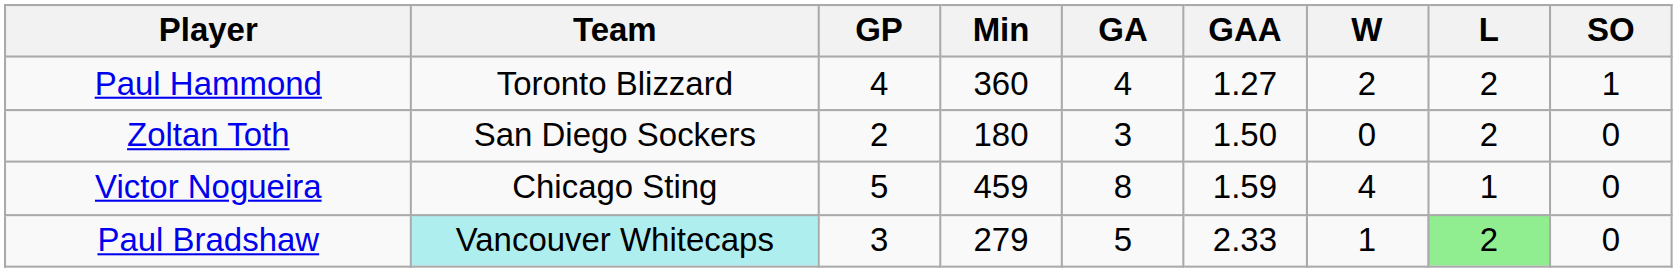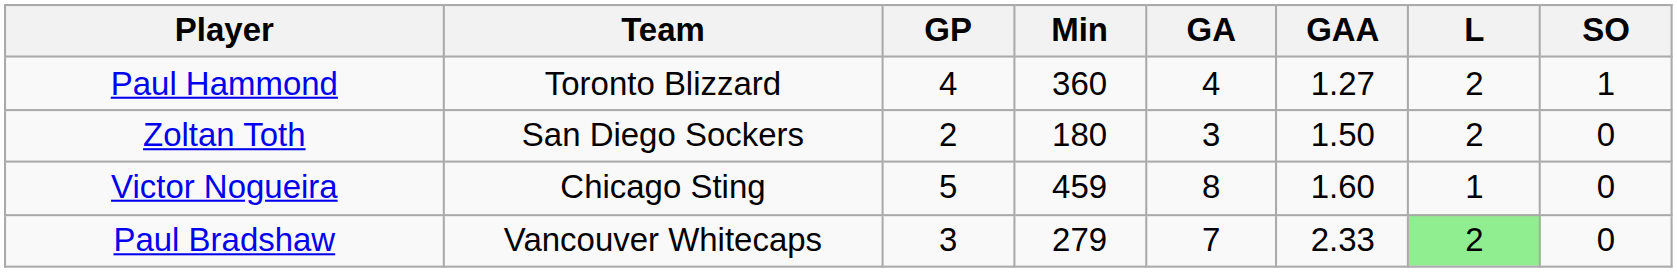- column: (1367, 30)
(1245, 187) 1.59 -> (1343, 187) 1.60
(615, 239) paleturquoise background -> (663, 239) no background
(1123, 239) 5 -> (1211, 239) 7
